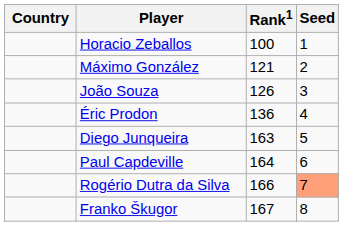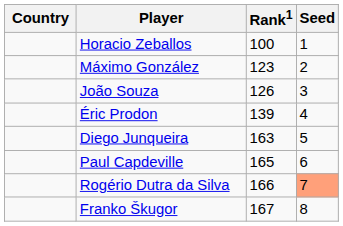(262, 67) 121 -> (262, 67) 123
(262, 114) 136 -> (262, 114) 139
(262, 161) 164 -> (262, 161) 165
